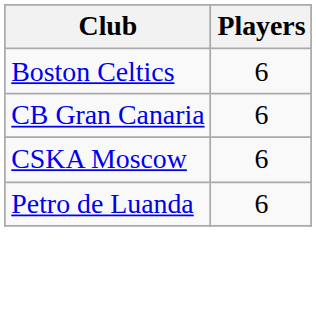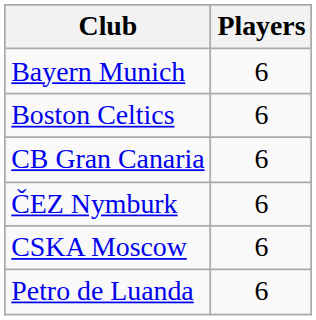+ row: (98, 70)
+ row: (94, 203)
